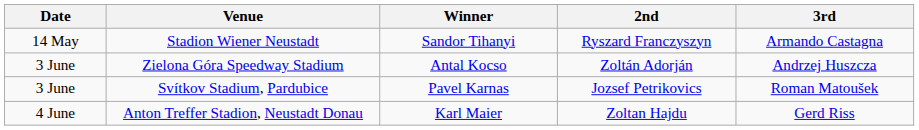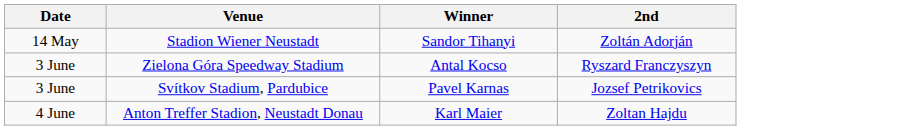- column: (825, 16)
(646, 40) Ryszard Franczyszyn -> (646, 40) Zoltán Adorján
(646, 64) Zoltán Adorján -> (646, 64) Ryszard Franczyszyn
